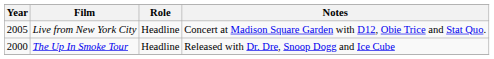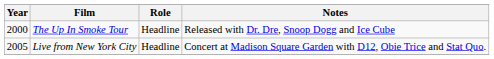rows swapped: (80, 46) <-> (85, 29)
